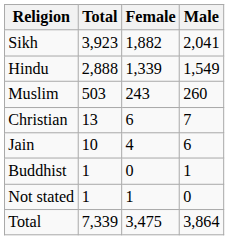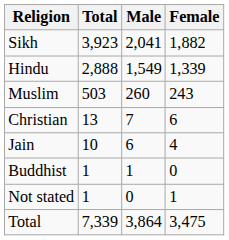columns swapped: (151, 17) <-> (201, 17)
